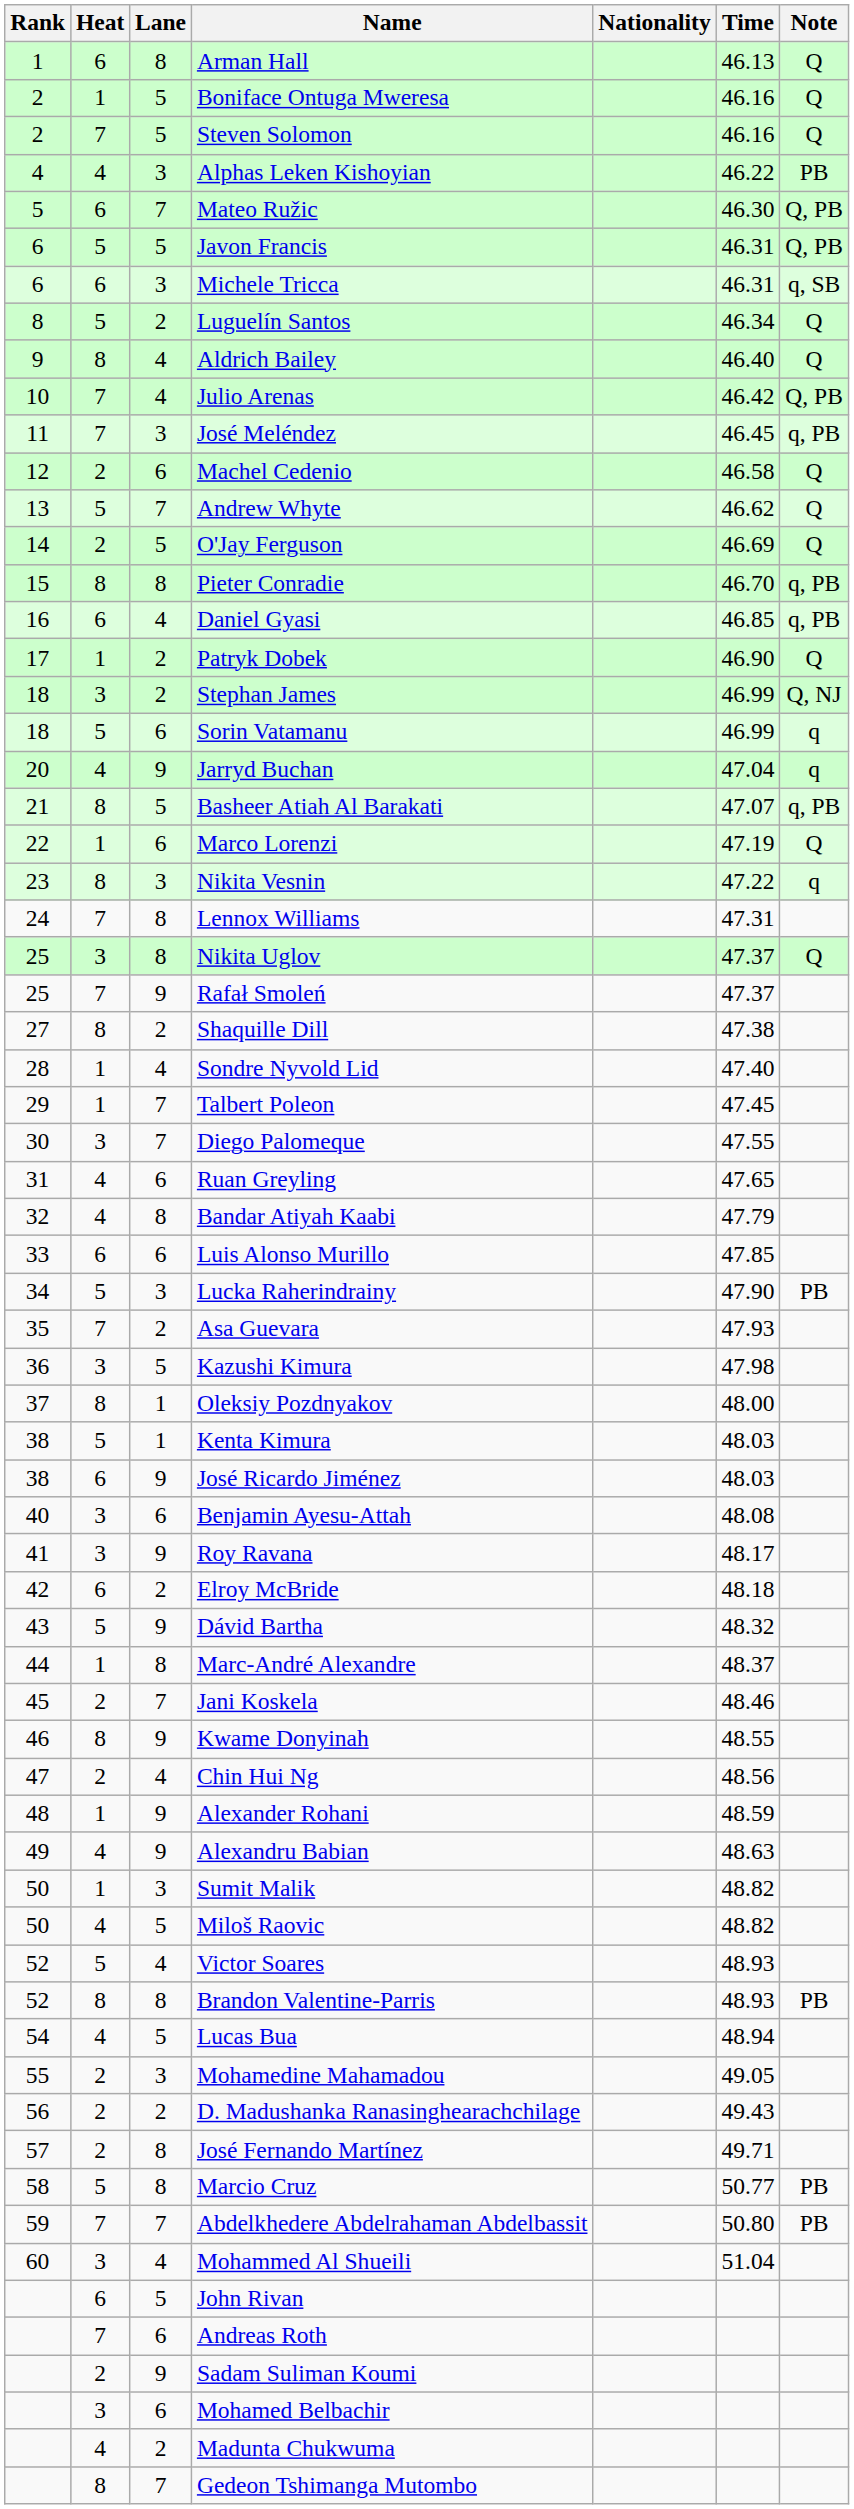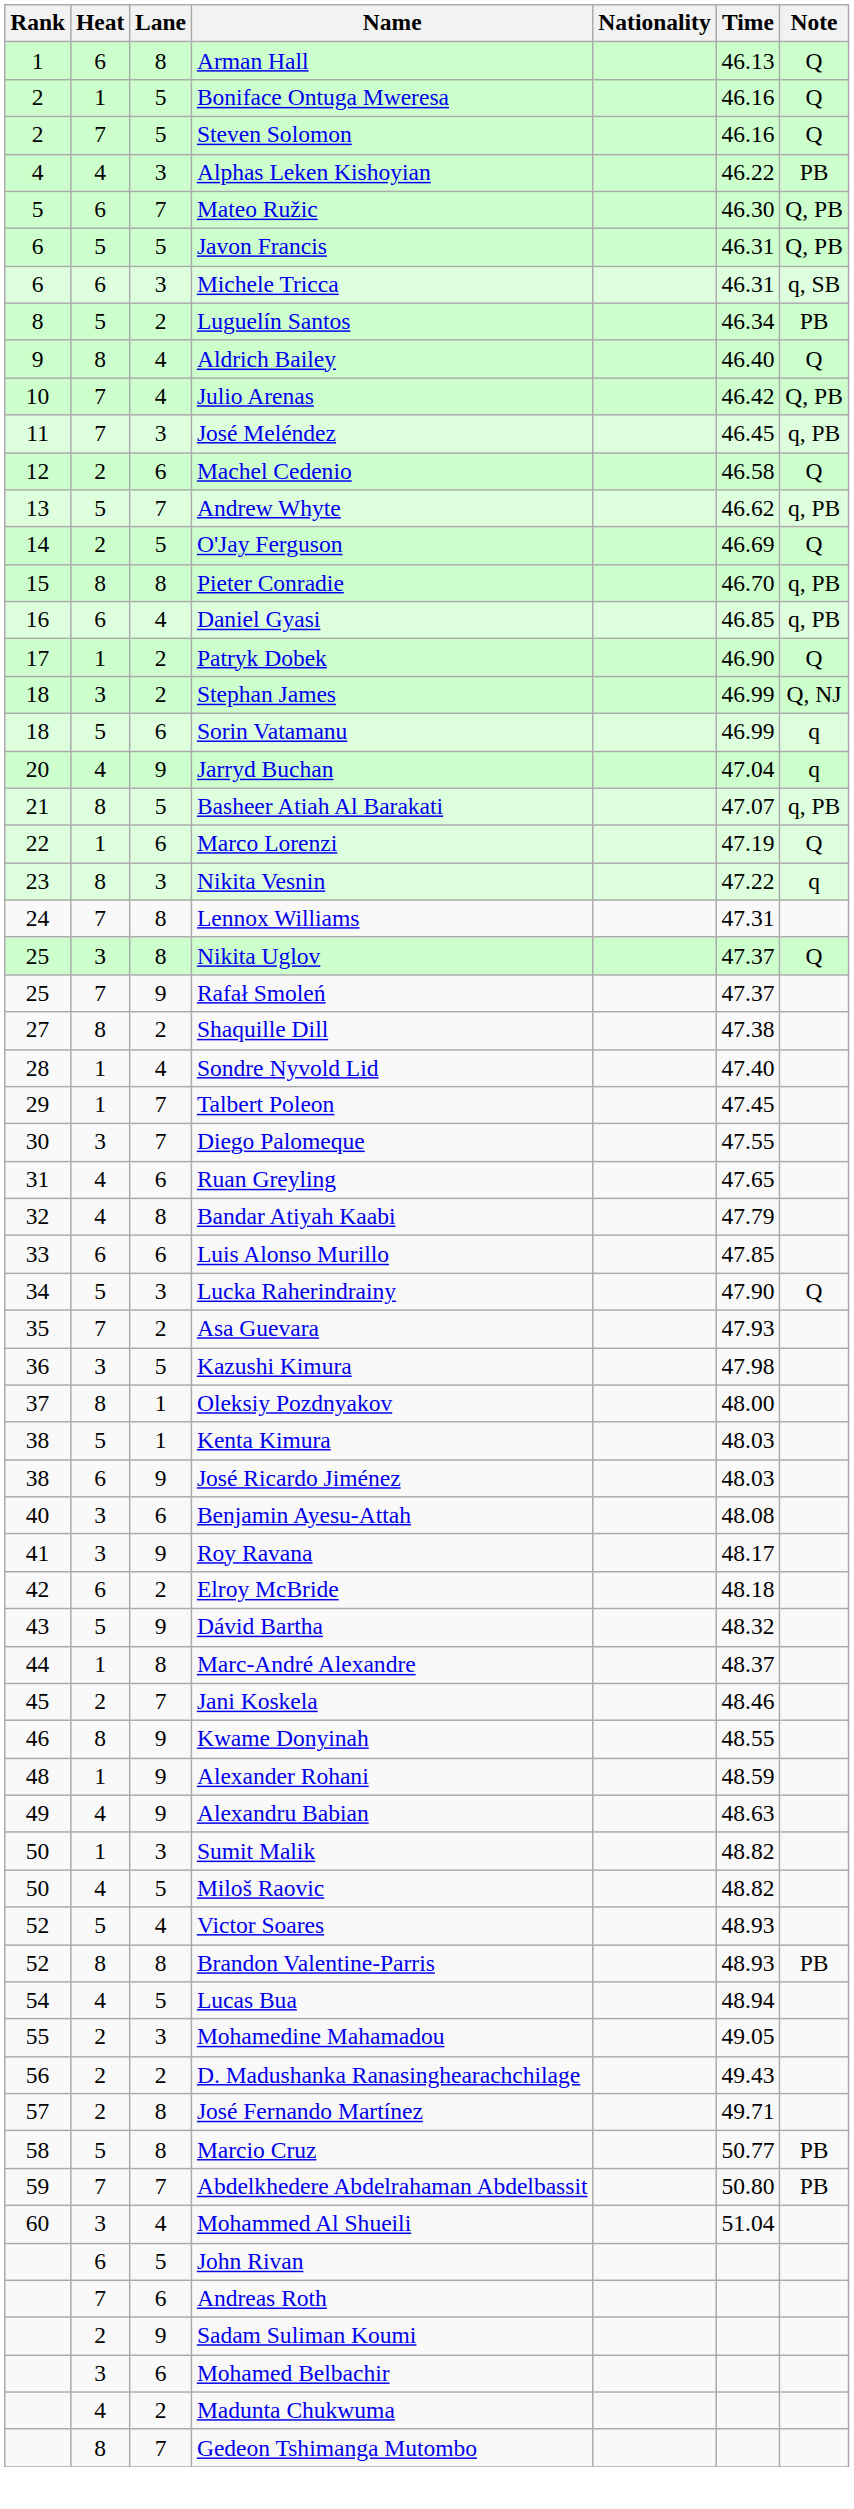(814, 321) Q -> (814, 321) PB
(814, 508) Q -> (814, 508) q, PB
(814, 1291) PB -> (814, 1291) Q
- row: (258, 1776)
